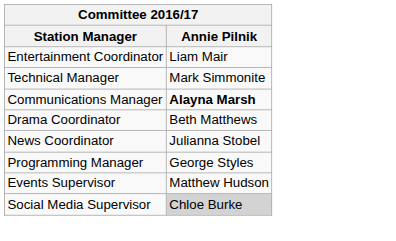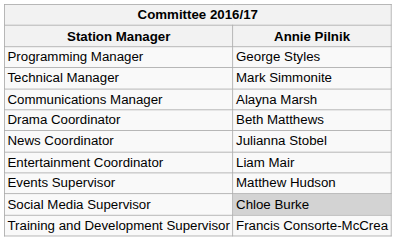rows swapped: (75, 162) <-> (85, 57)
(213, 99) bold -> (277, 99) normal
+ row: (119, 225)
